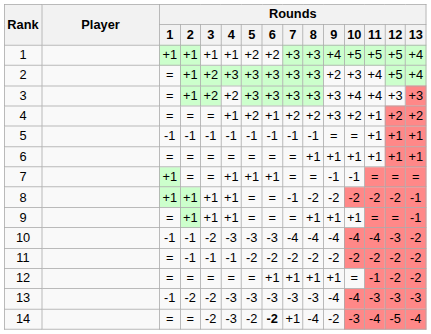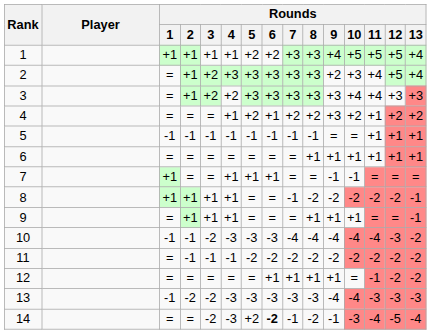(252, 319) -2 -> (252, 319) +2
(293, 319) +1 -> (293, 319) -1
(313, 319) -4 -> (313, 319) -2
(334, 319) -2 -> (334, 319) -1
